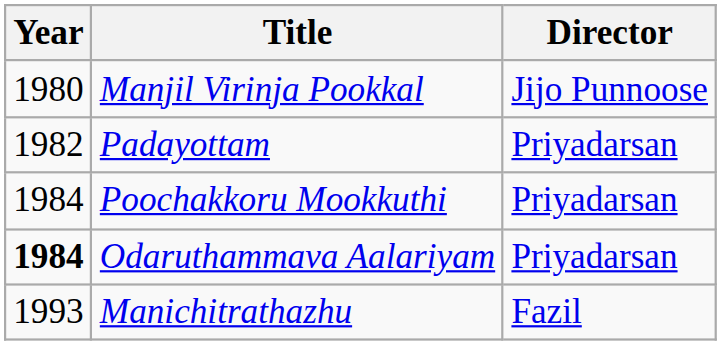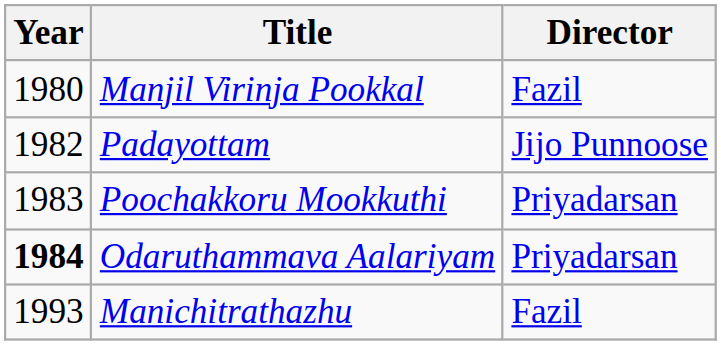(610, 88) Jijo Punnoose -> (547, 88) Fazil
(594, 144) Priyadarsan -> (610, 144) Jijo Punnoose
(48, 199) 1984 -> (48, 199) 1983
